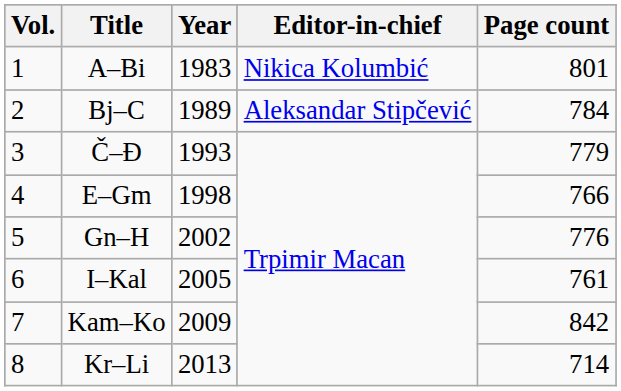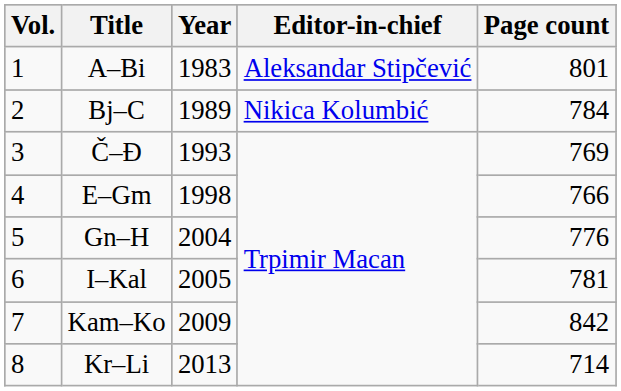(336, 68) Nikica Kolumbić -> (358, 68) Aleksandar Stipčević
(358, 110) Aleksandar Stipčević -> (336, 110) Nikica Kolumbić
(589, 152) 779 -> (589, 152) 769
(205, 237) 2002 -> (205, 237) 2004
(589, 279) 761 -> (589, 279) 781
